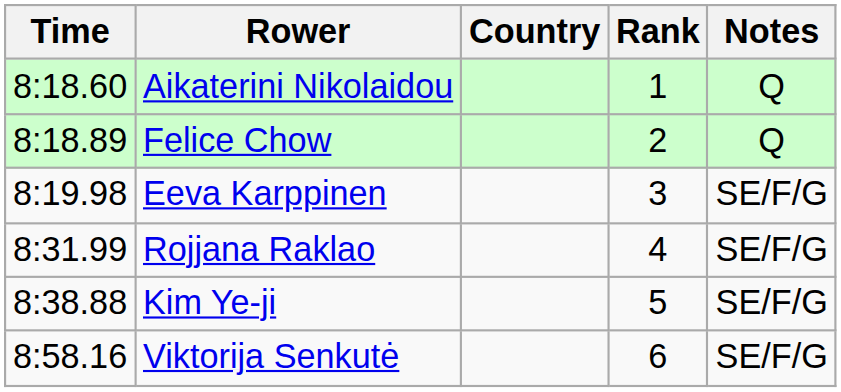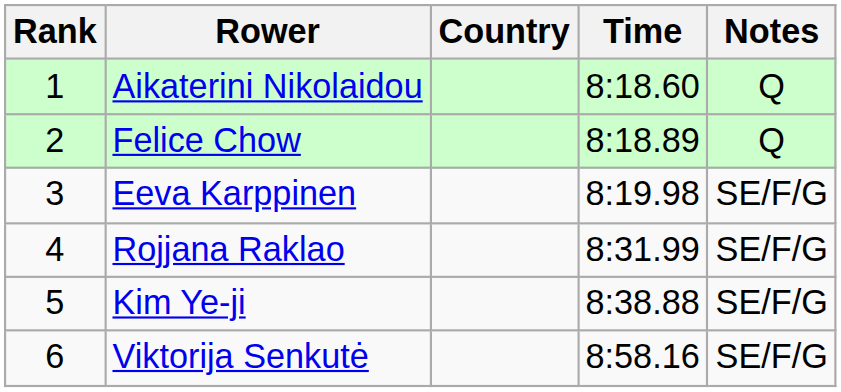columns swapped: (658, 31) <-> (70, 31)
